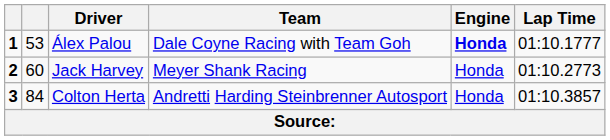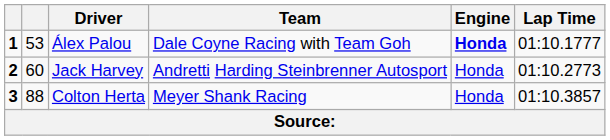(230, 70) Meyer Shank Racing -> (300, 70) Andretti Harding Steinbrenner Autosport
(35, 96) 84 -> (35, 96) 88
(300, 96) Andretti Harding Steinbrenner Autosport -> (230, 96) Meyer Shank Racing
